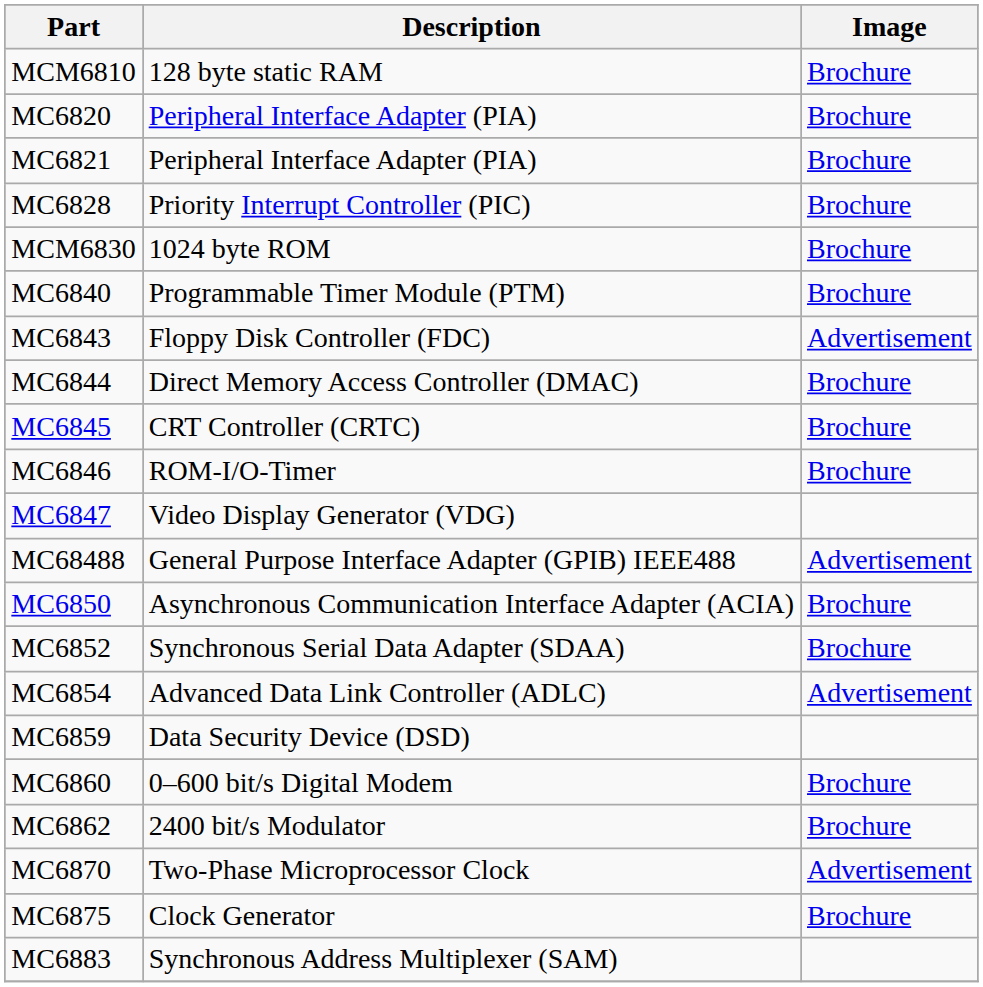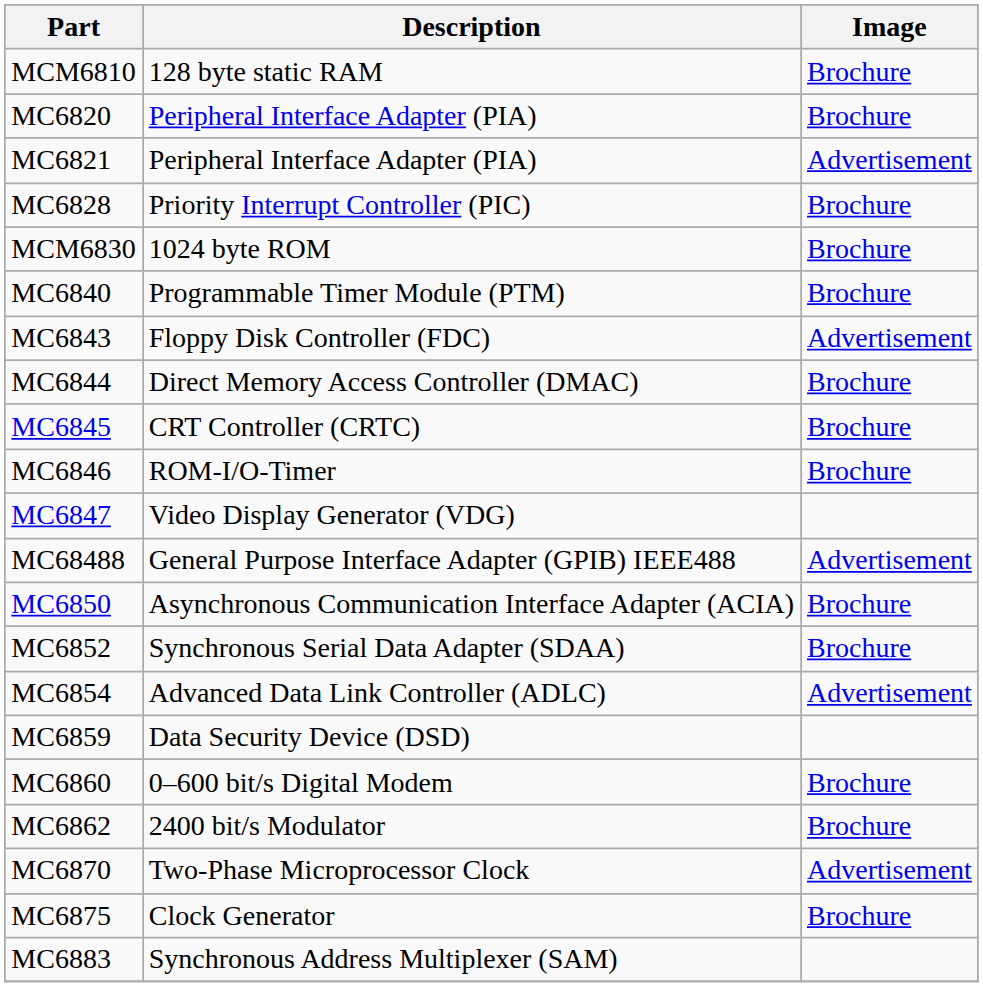(859, 159) Brochure -> (889, 159) Advertisement
